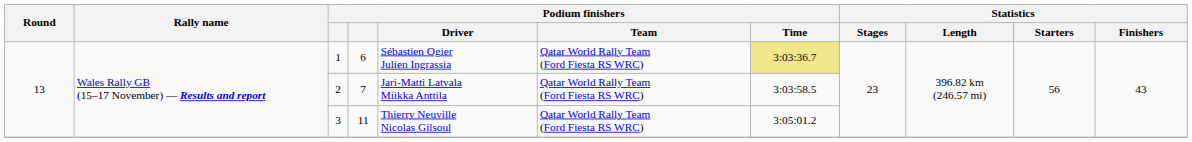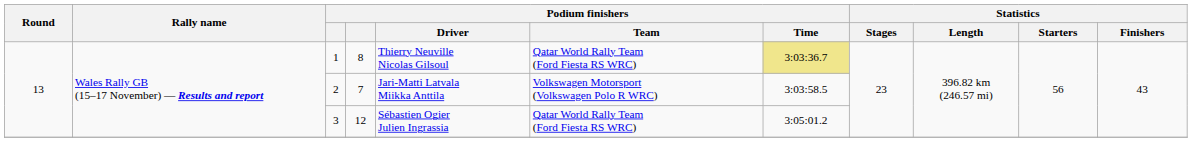(363, 57) 6 -> (361, 57) 8
(417, 57) Sébastien Ogier Julien Ingrassia -> (416, 57) Thierry Neuville Nicolas Gilsoul
(595, 89) Qatar World Rally Team (Ford Fiesta RS WRC) -> (595, 89) Volkswagen Motorsport (Volkswagen Polo R WRC)
(363, 121) 11 -> (361, 121) 12
(418, 121) Thierry Neuville Nicolas Gilsoul -> (414, 121) Sébastien Ogier Julien Ingrassia
